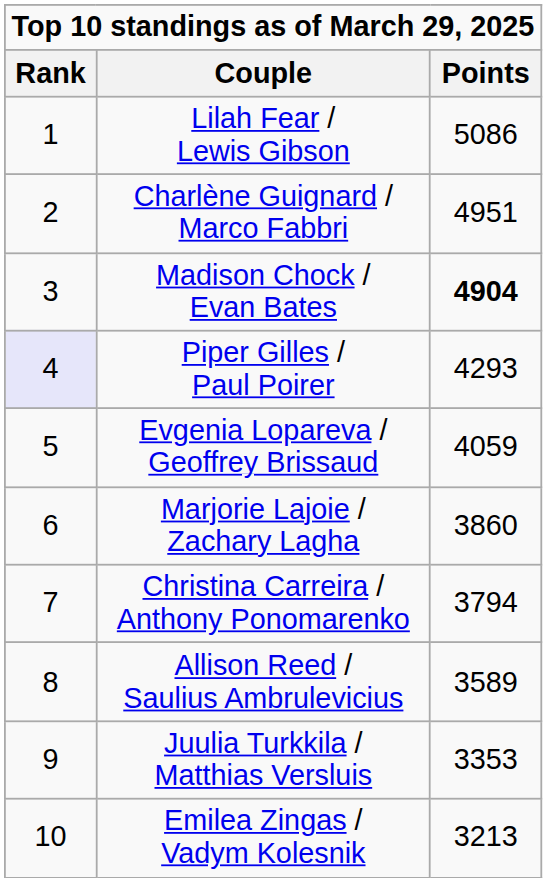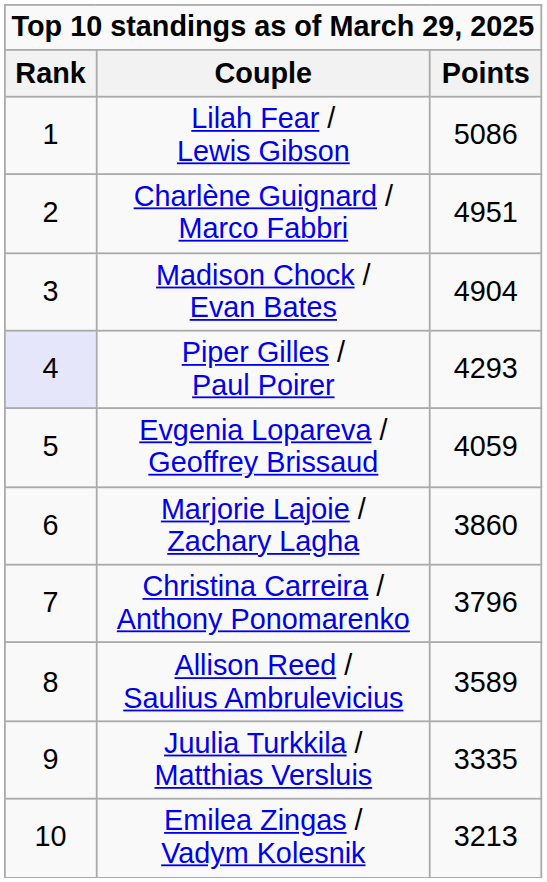(486, 291) bold -> (486, 291) normal
(486, 603) 3794 -> (486, 603) 3796
(486, 759) 3353 -> (486, 759) 3335
